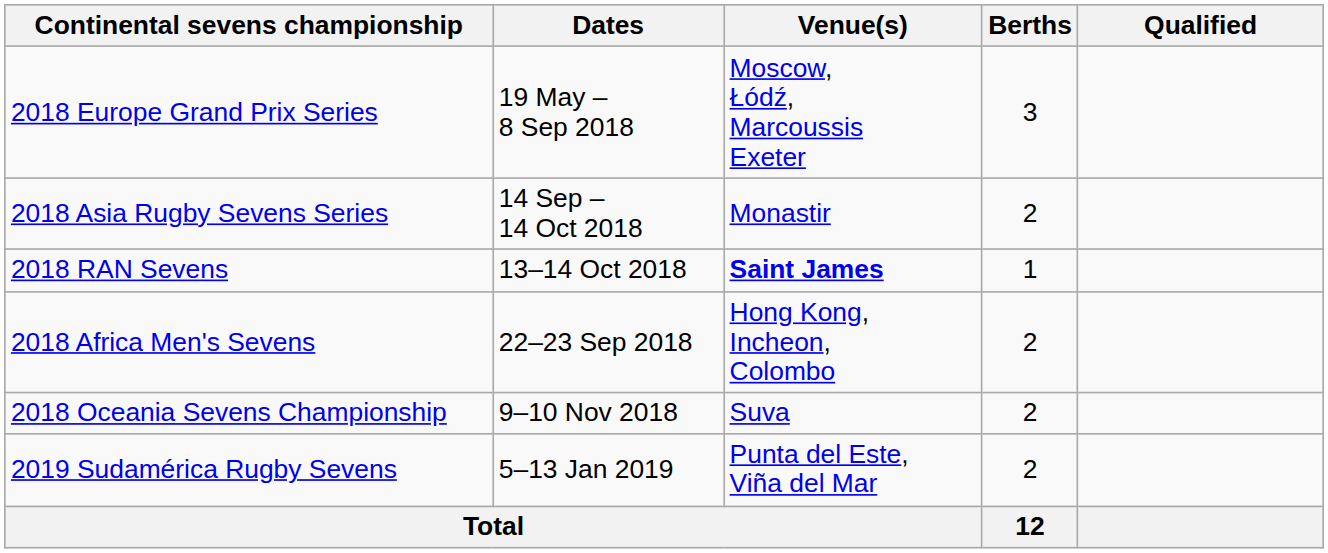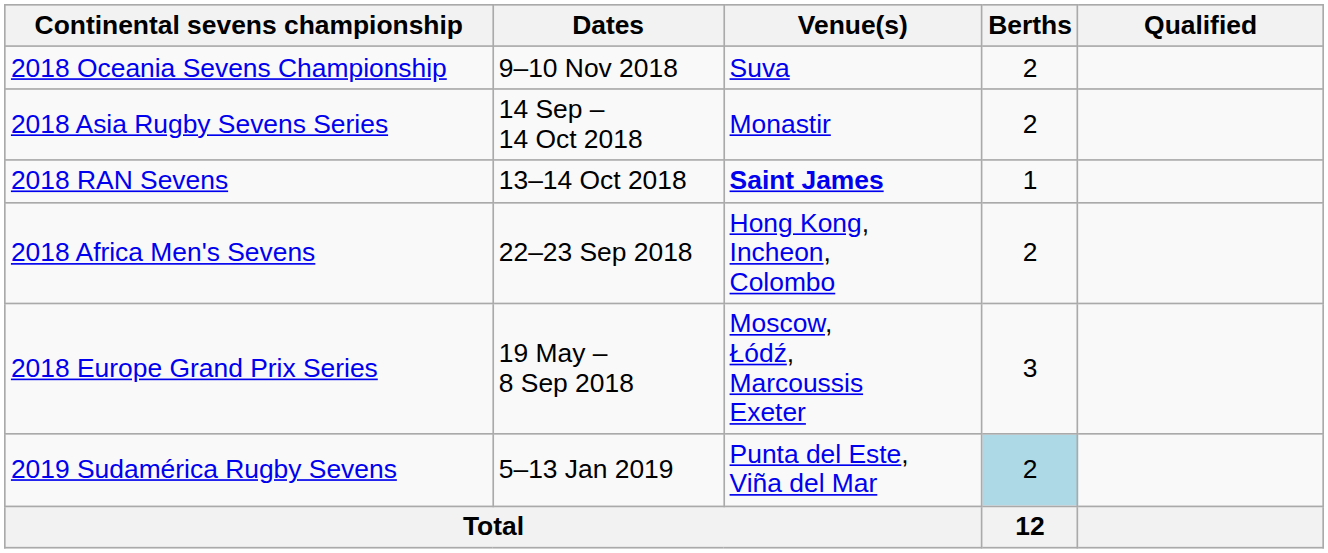rows swapped: (194, 111) <-> (229, 412)
(1030, 469) no background -> (1030, 469) lightblue background
